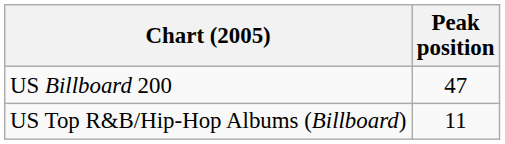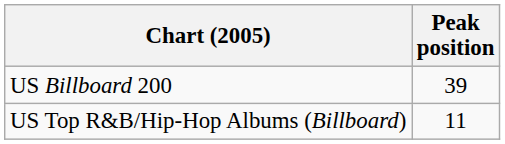(456, 84) 47 -> (456, 84) 39
